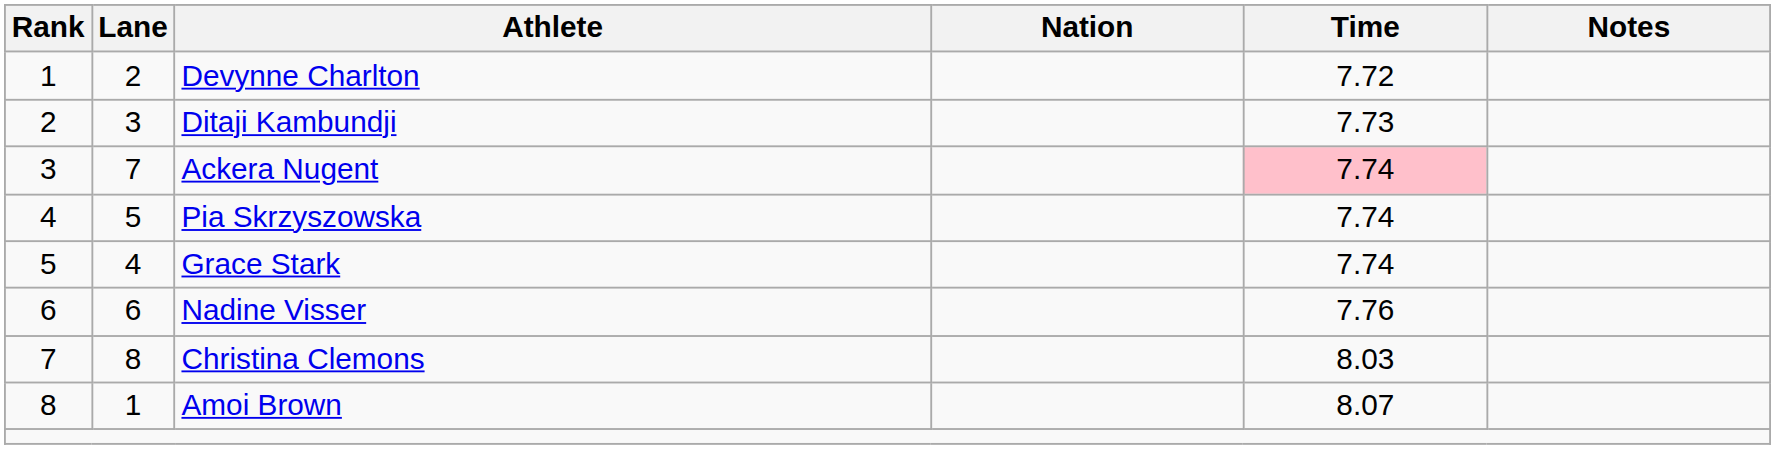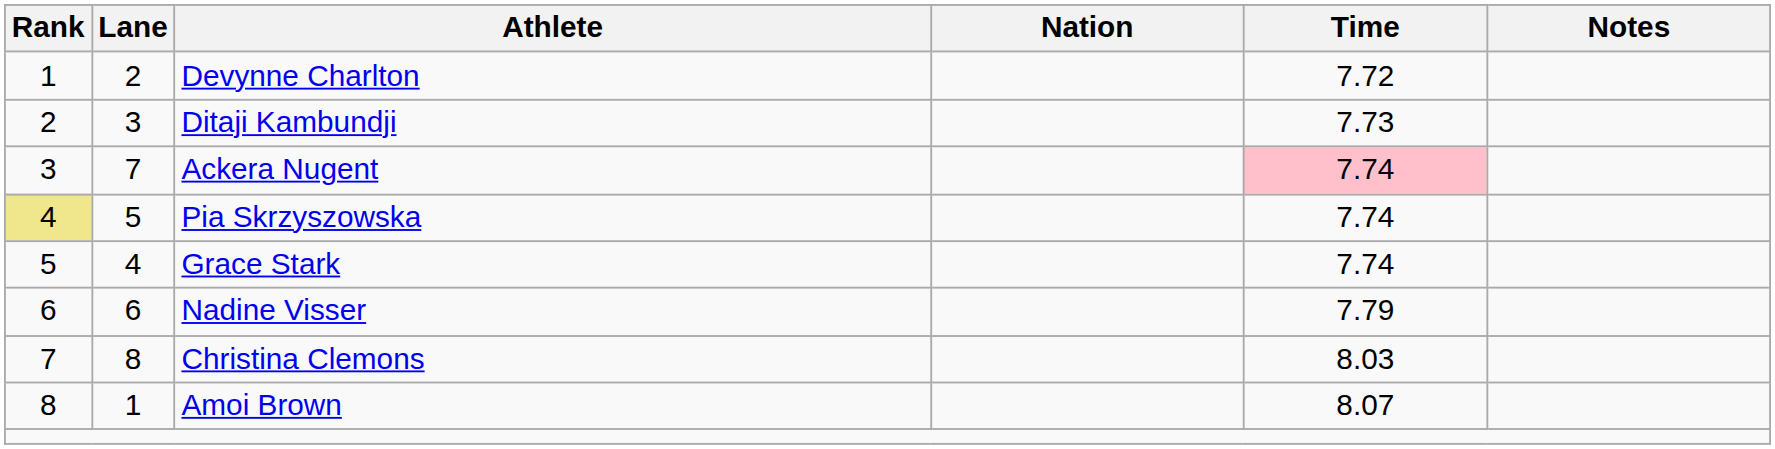(48, 216) no background -> (48, 216) khaki background
(1365, 311) 7.76 -> (1365, 311) 7.79
